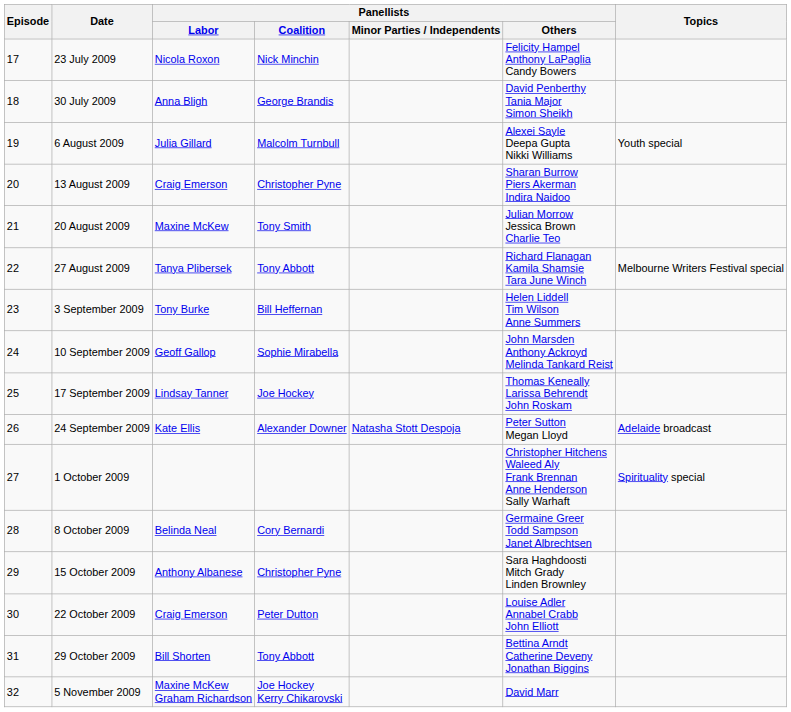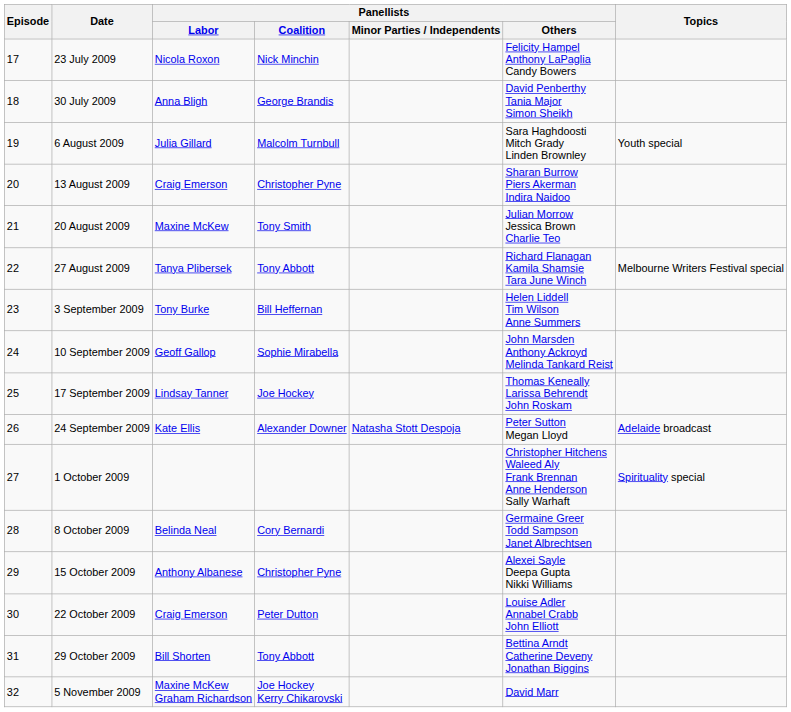(539, 143) Alexei Sayle Deepa Gupta Nikki Williams -> (546, 143) Sara Haghdoosti Mitch Grady Linden Brownley
(546, 572) Sara Haghdoosti Mitch Grady Linden Brownley -> (539, 572) Alexei Sayle Deepa Gupta Nikki Williams
